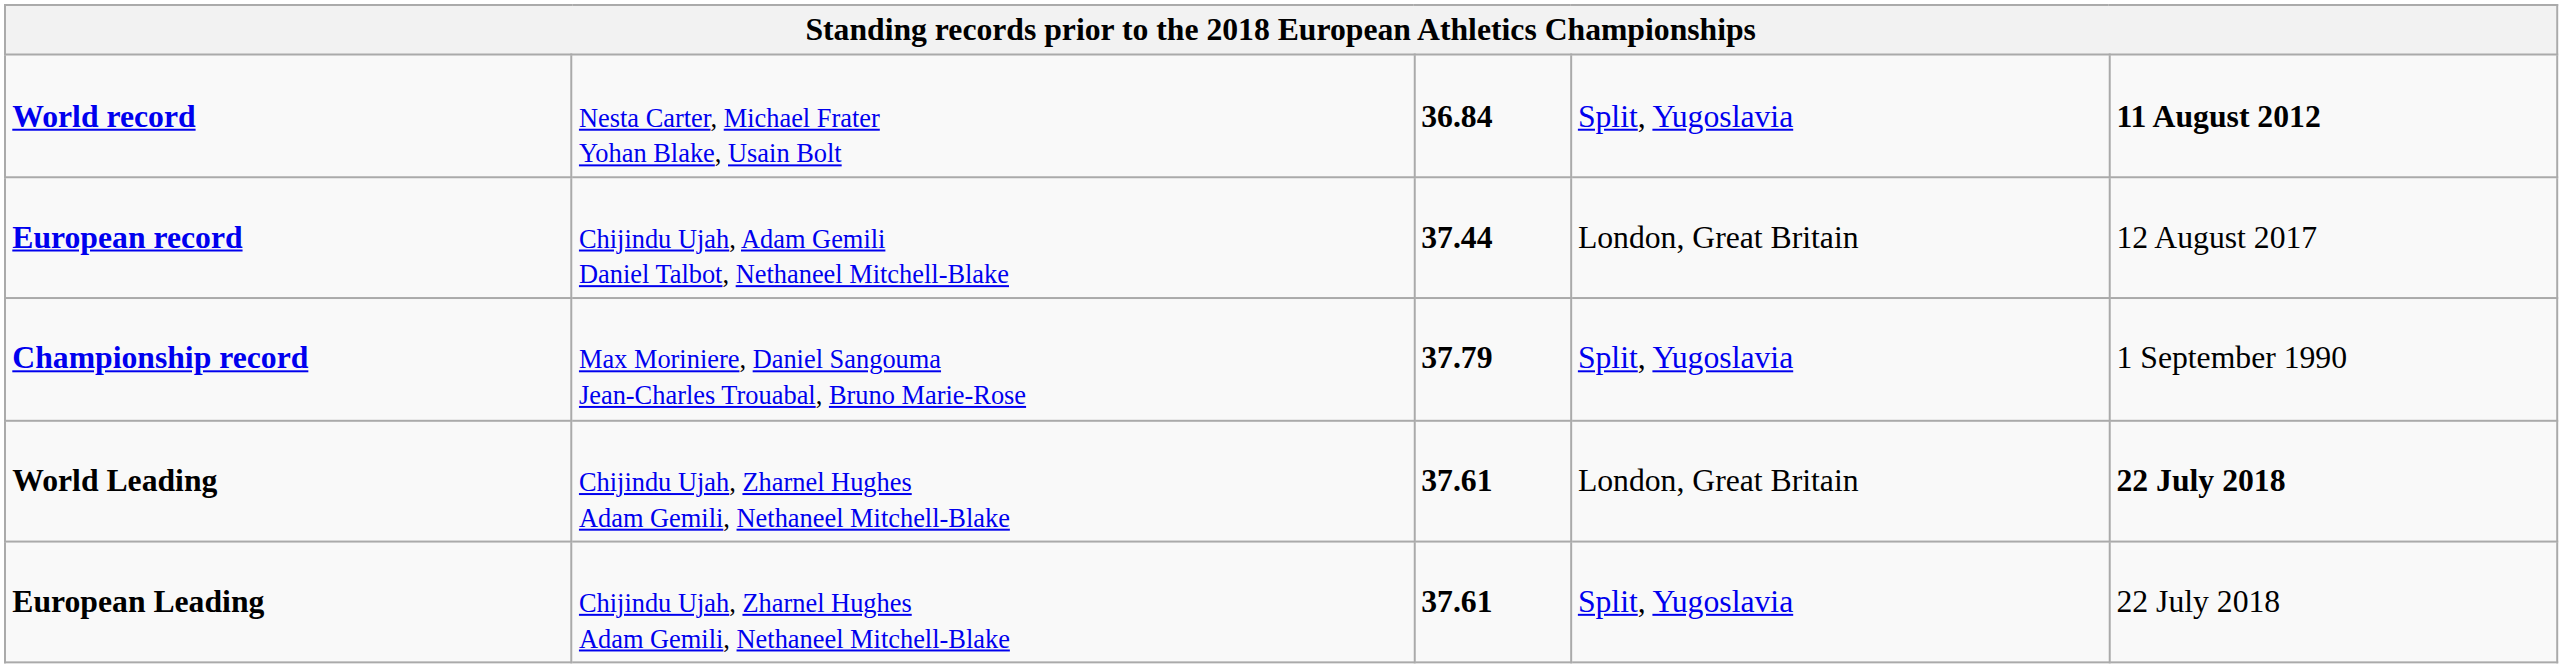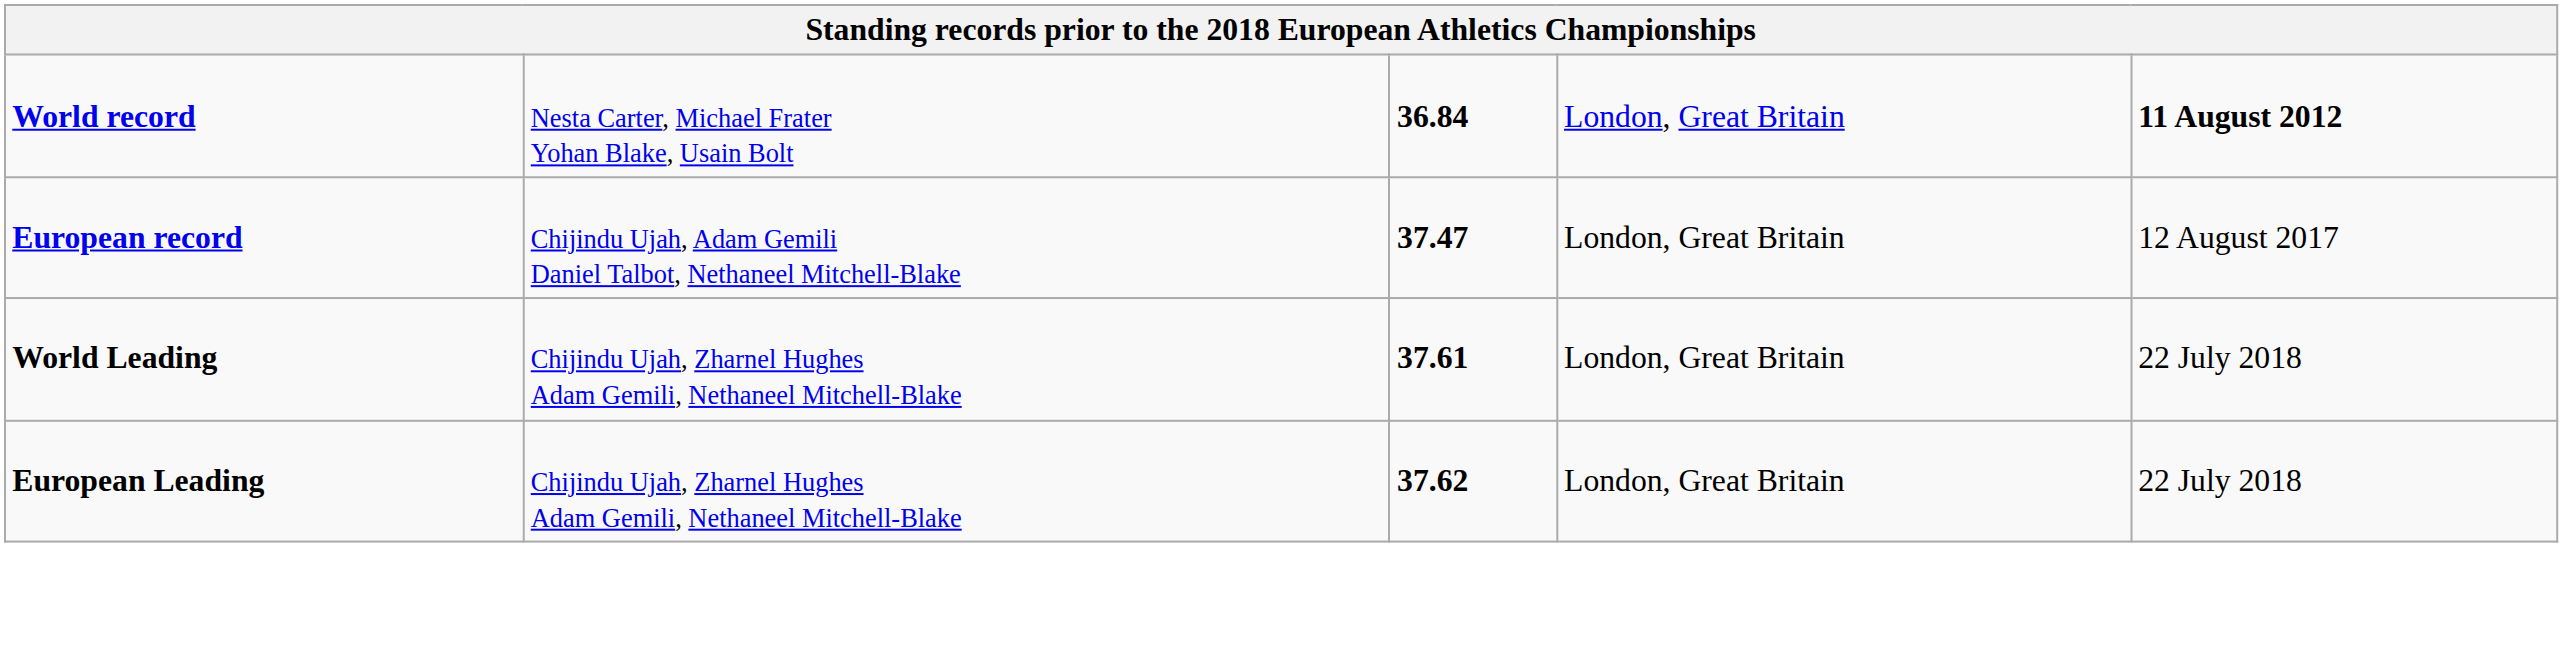(1686, 115) Split, Yugoslavia -> (1704, 115) London, Great Britain
(1457, 237) 37.44 -> (1433, 237) 37.47
- row: (160, 358)
(2201, 480) bold -> (2220, 358) normal
(1457, 601) 37.61 -> (1433, 480) 37.62
(1686, 601) Split, Yugoslavia -> (1704, 480) London, Great Britain
